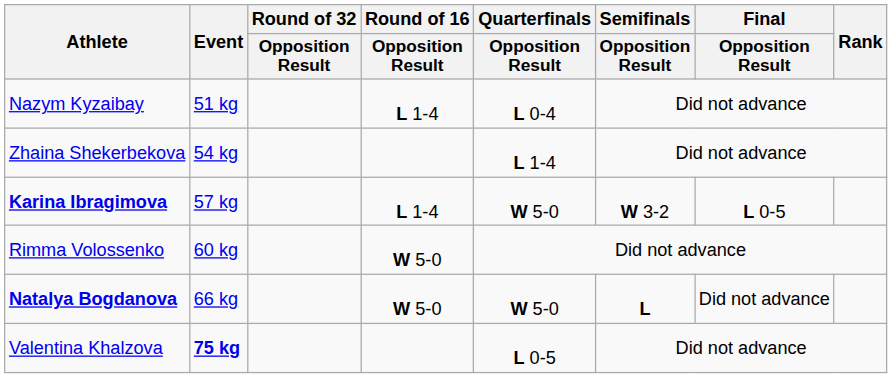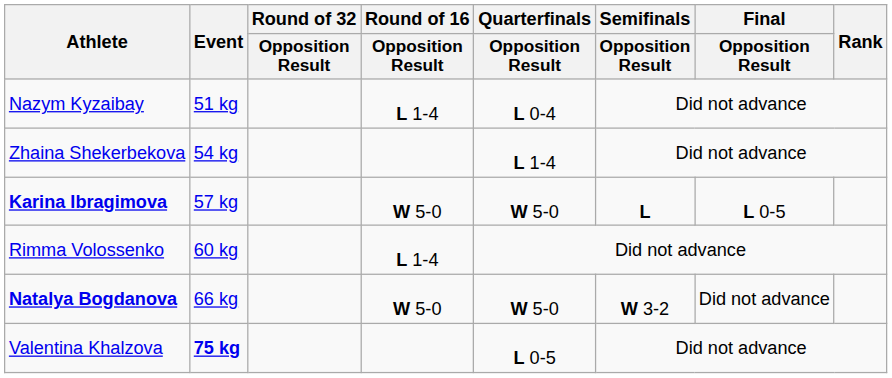(417, 212) L 1-4 -> (417, 212) W 5-0
(645, 212) W 3-2 -> (645, 212) L
(417, 261) W 5-0 -> (417, 261) L 1-4
(645, 309) L -> (645, 309) W 3-2
